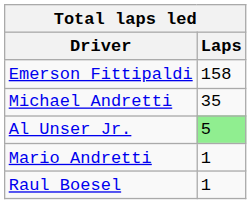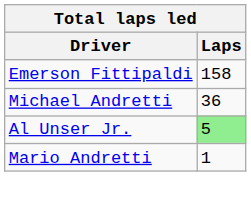(211, 102) 35 -> (211, 102) 36
- row: (65, 185)
